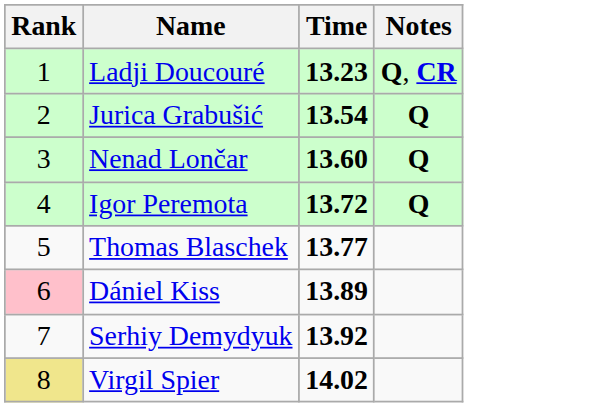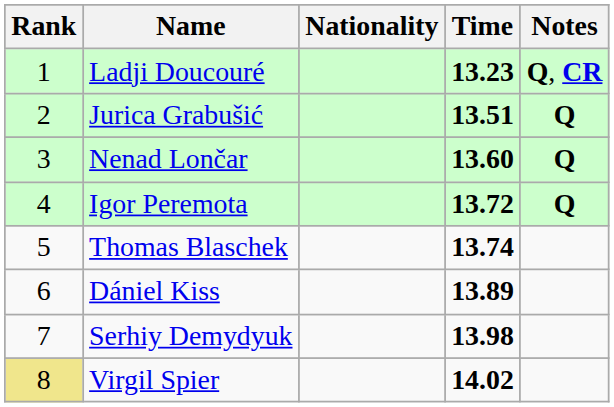+ column: (372, 26)
(337, 114) 13.54 -> (482, 114) 13.51
(337, 247) 13.77 -> (482, 247) 13.74
(44, 291) pink background -> (44, 291) no background
(337, 335) 13.92 -> (482, 335) 13.98
